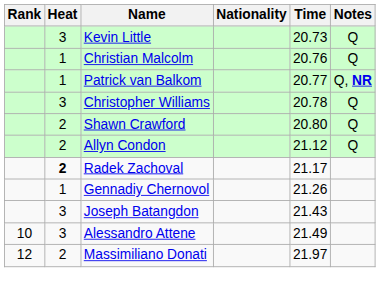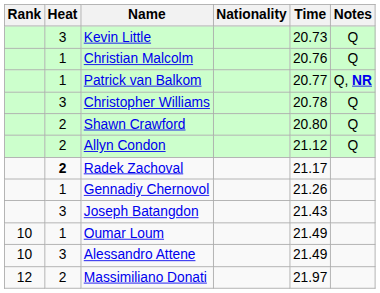+ row: (124, 233)
